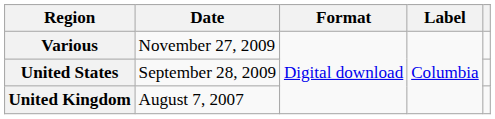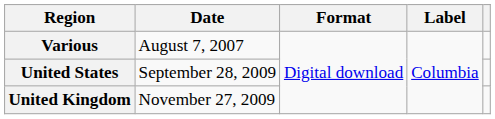(207, 45) November 27, 2009 -> (191, 45) August 7, 2007
(191, 99) August 7, 2007 -> (207, 99) November 27, 2009
